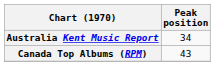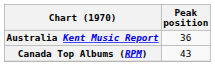(186, 38) 34 -> (186, 38) 36
